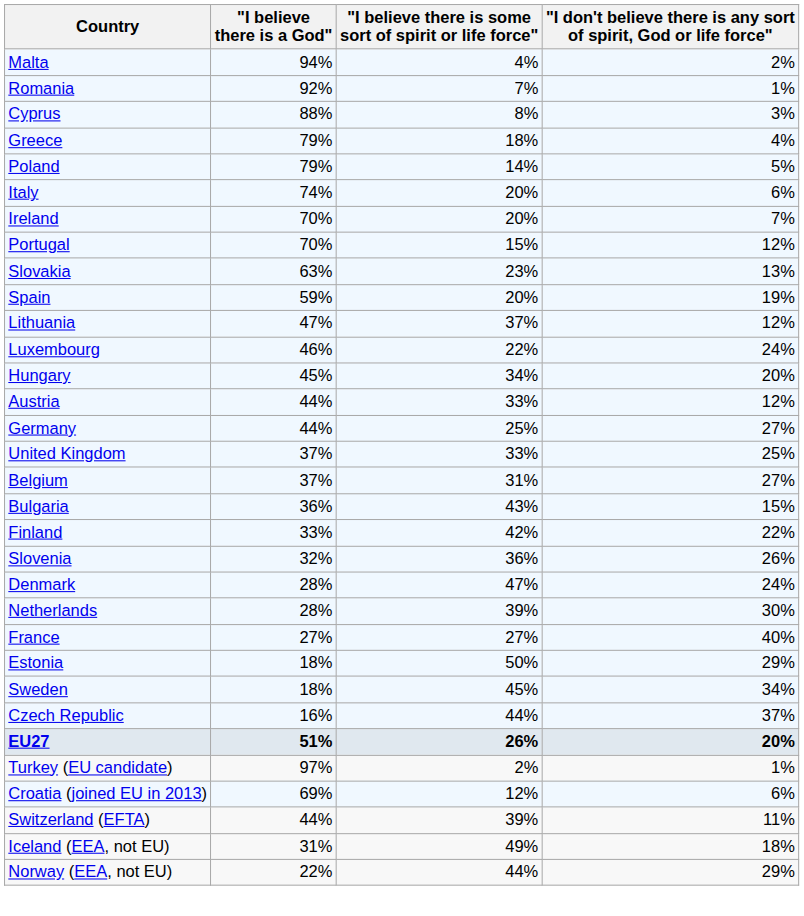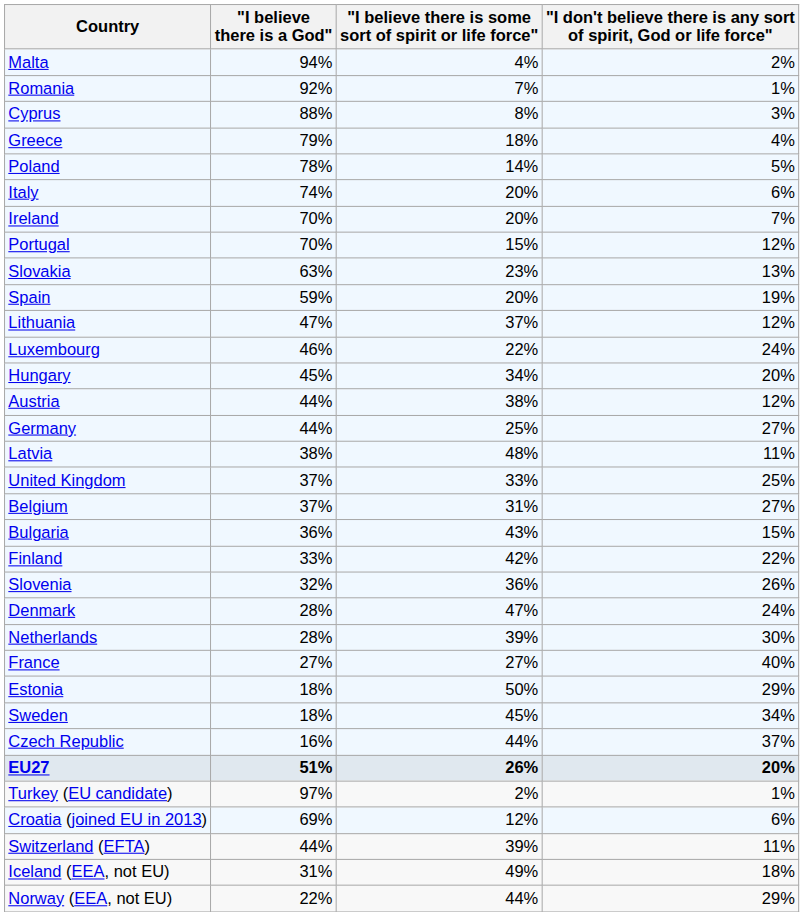(316, 166) 79% -> (316, 166) 78%
(522, 402) 33% -> (522, 402) 38%
+ row: (30, 454)
